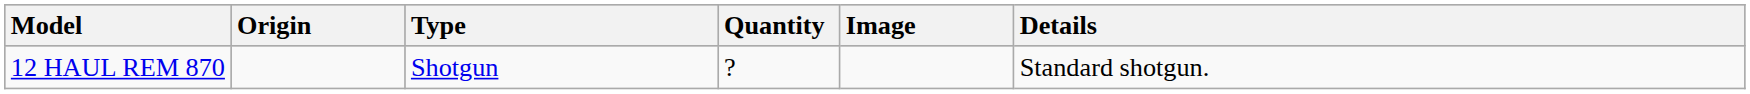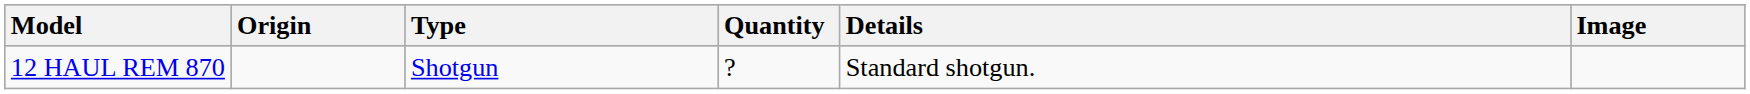columns swapped: (881, 25) <-> (1058, 25)
